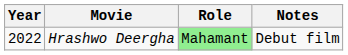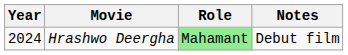(25, 39) 2022 -> (25, 39) 2024
